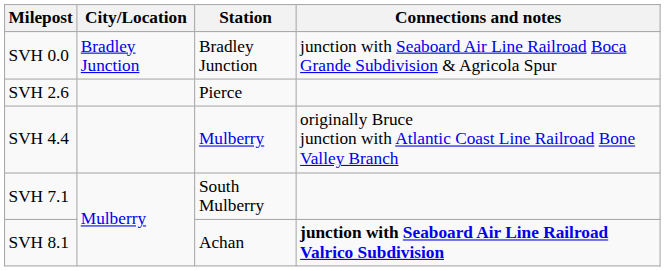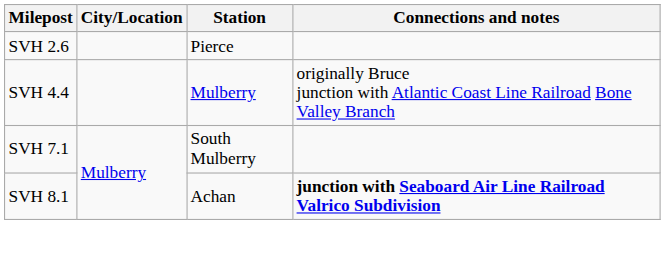- row: (39, 55)
